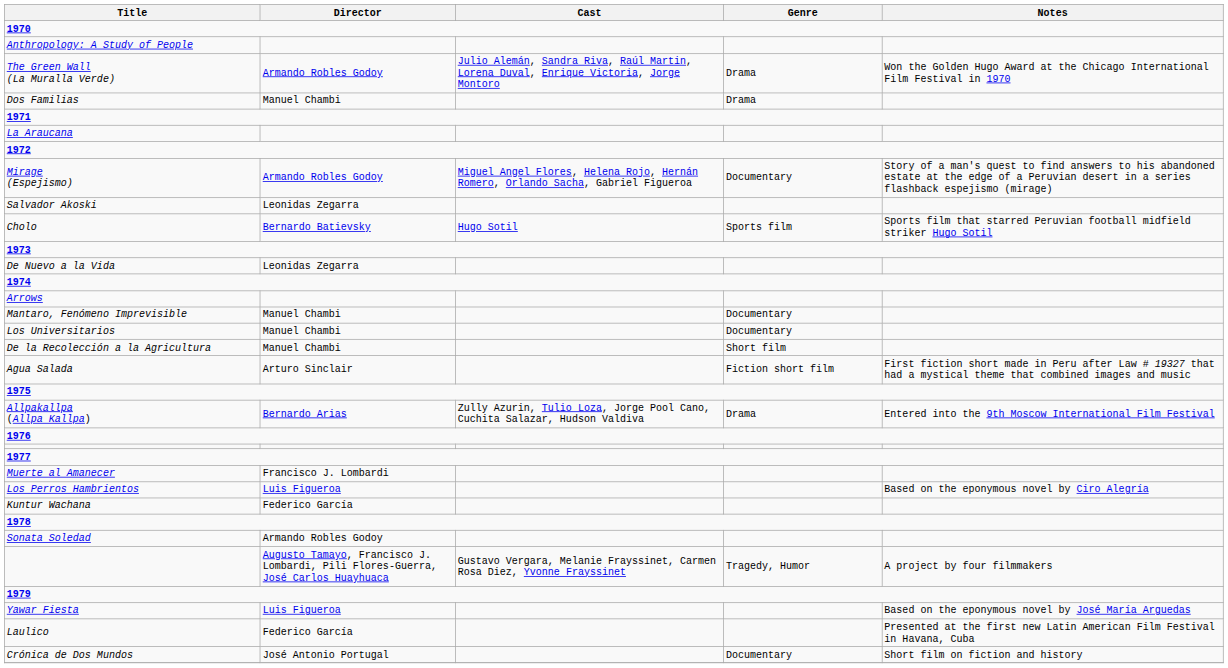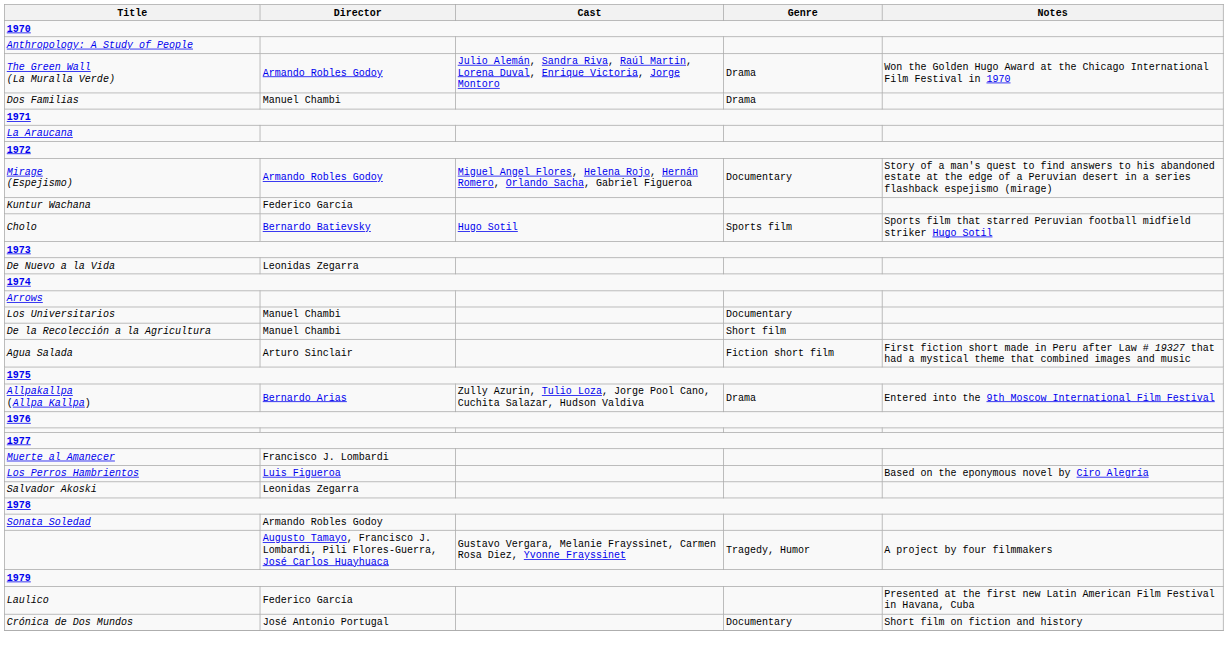rows swapped: (52, 206) <-> (49, 506)
- row: (97, 315)
- row: (43, 611)
